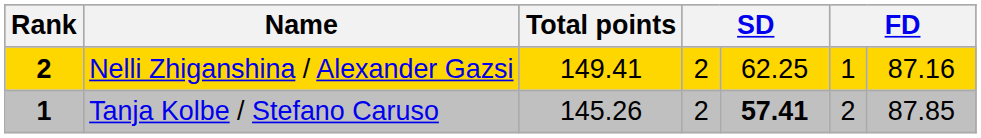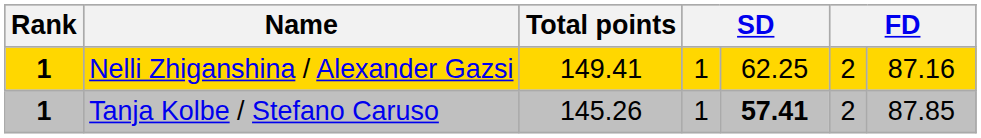(44, 68) 2 -> (44, 68) 1
(701, 68) 2 -> (701, 68) 1
(848, 68) 1 -> (848, 68) 2
(701, 111) 2 -> (701, 111) 1
